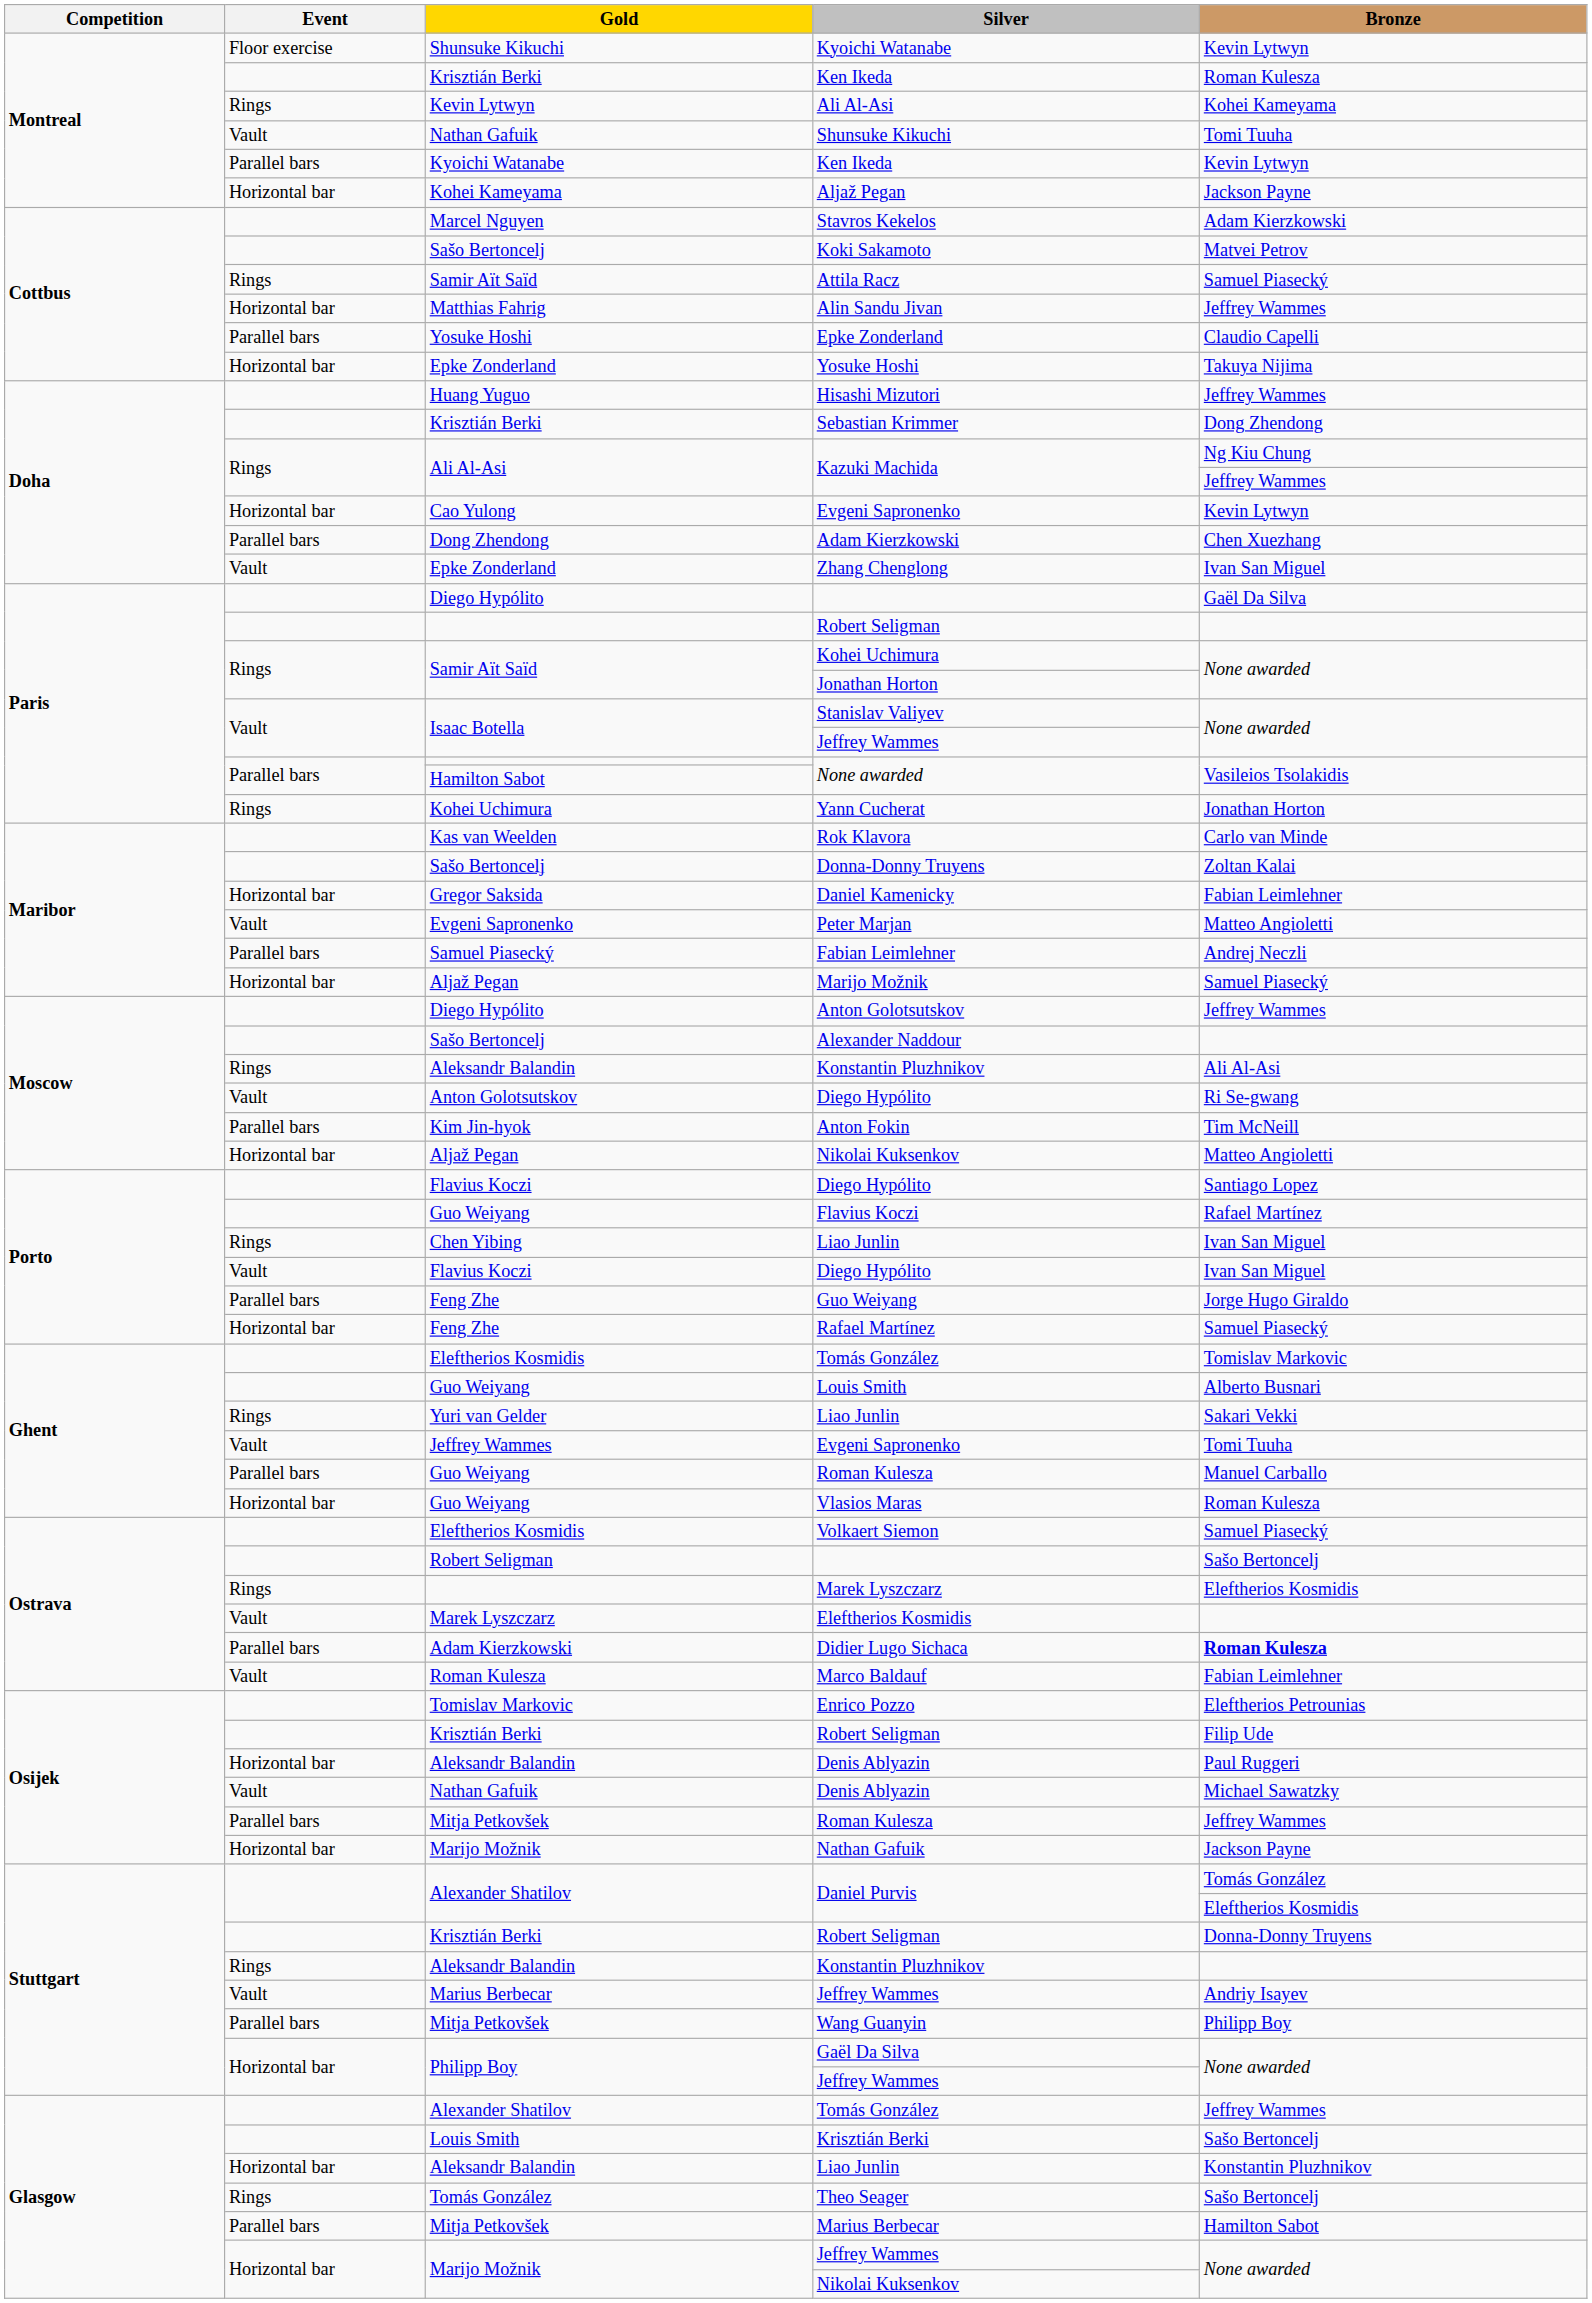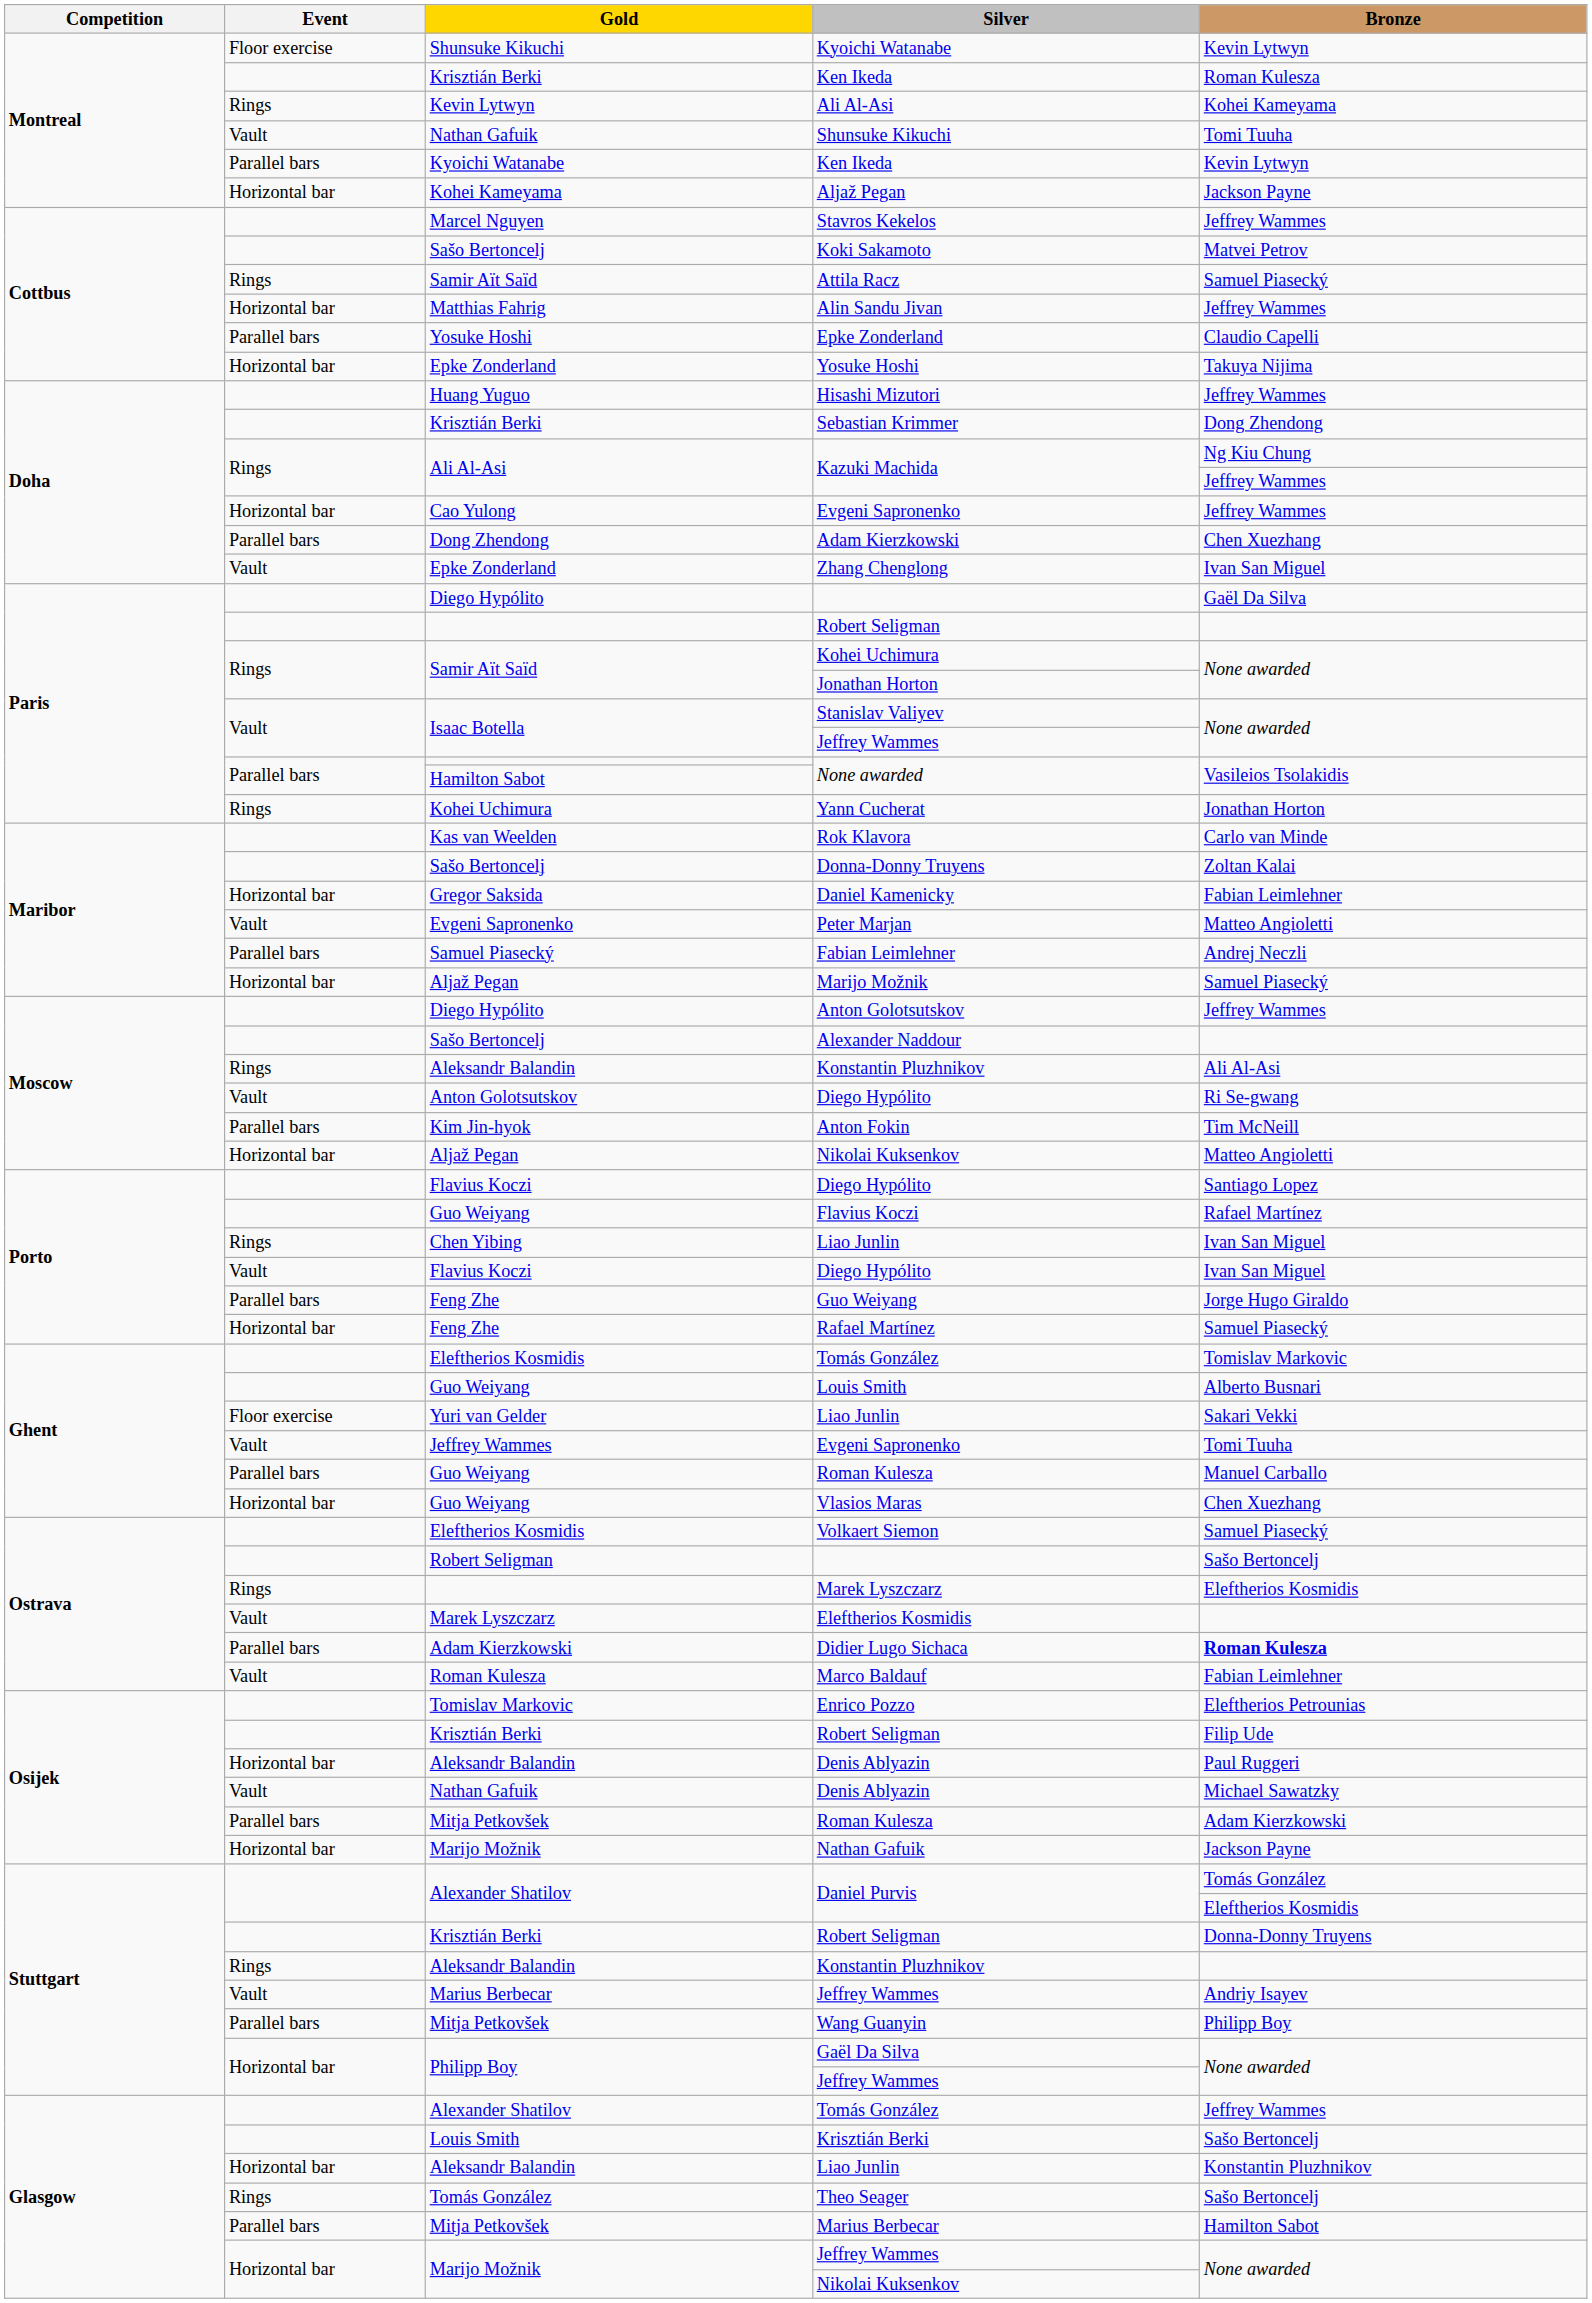(1275, 221) Adam Kierzkowski -> (1265, 221) Jeffrey Wammes
(1256, 510) Kevin Lytwyn -> (1265, 510) Jeffrey Wammes
(250, 1415) Rings -> (281, 1415) Floor exercise
(1262, 1502) Roman Kulesza -> (1262, 1502) Chen Xuezhang
(1265, 1820) Jeffrey Wammes -> (1275, 1820) Adam Kierzkowski
